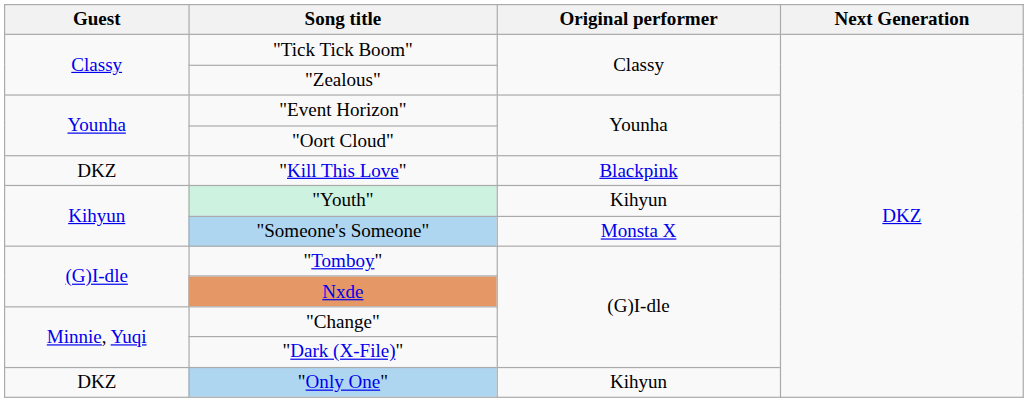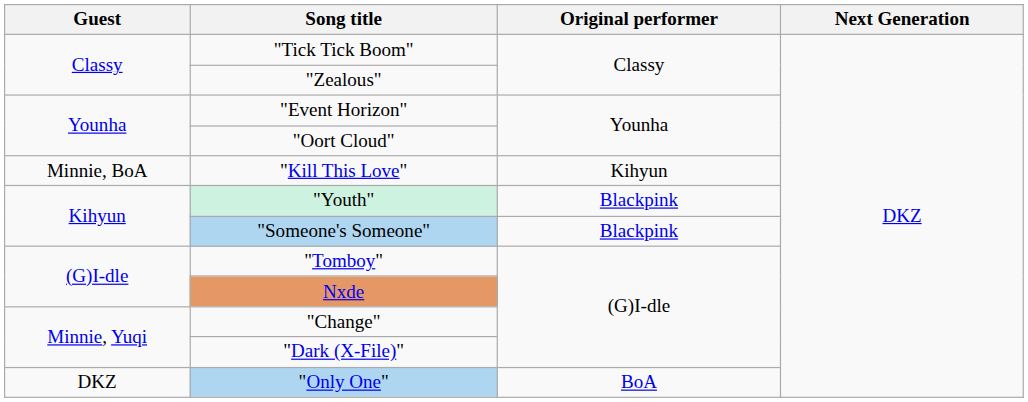(97, 170) DKZ -> (97, 170) Minnie, BoA
(639, 170) Blackpink -> (639, 170) Kihyun
(639, 200) Kihyun -> (639, 200) Blackpink
(639, 230) Monsta X -> (639, 230) Blackpink
(639, 381) Kihyun -> (639, 381) BoA
